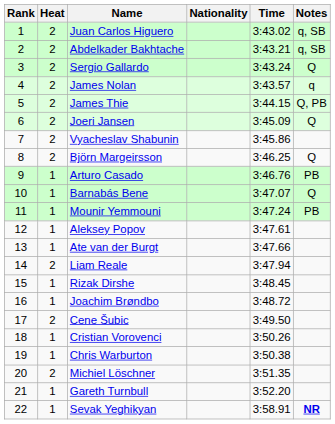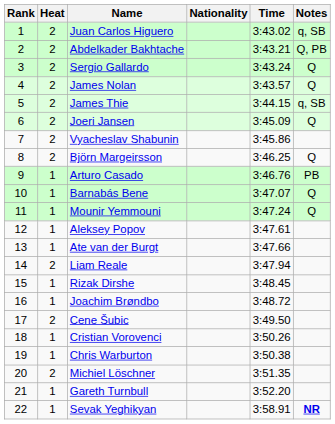(312, 49) q, SB -> (312, 49) Q, PB
(312, 85) q -> (312, 85) Q
(312, 103) Q, PB -> (312, 103) q, SB
(312, 211) PB -> (312, 211) Q
